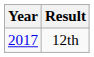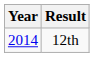(23, 40) 2017 -> (23, 40) 2014
